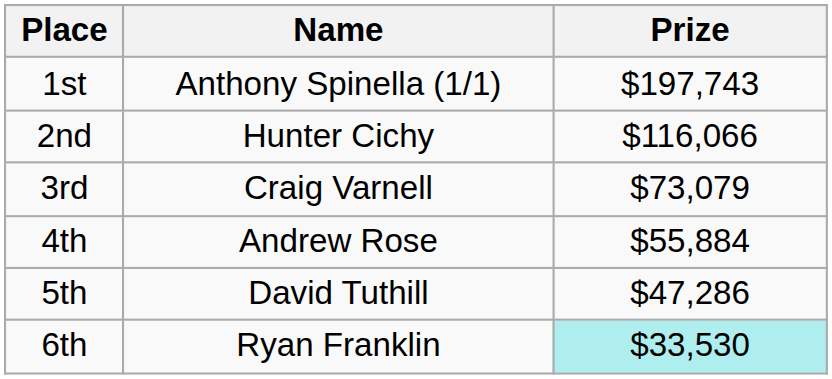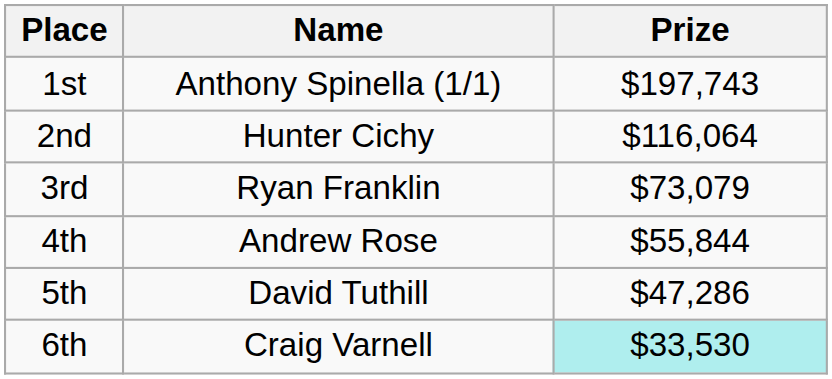(690, 135) $116,066 -> (690, 135) $116,064
(338, 188) Craig Varnell -> (338, 188) Ryan Franklin
(690, 240) $55,884 -> (690, 240) $55,844
(338, 345) Ryan Franklin -> (338, 345) Craig Varnell
